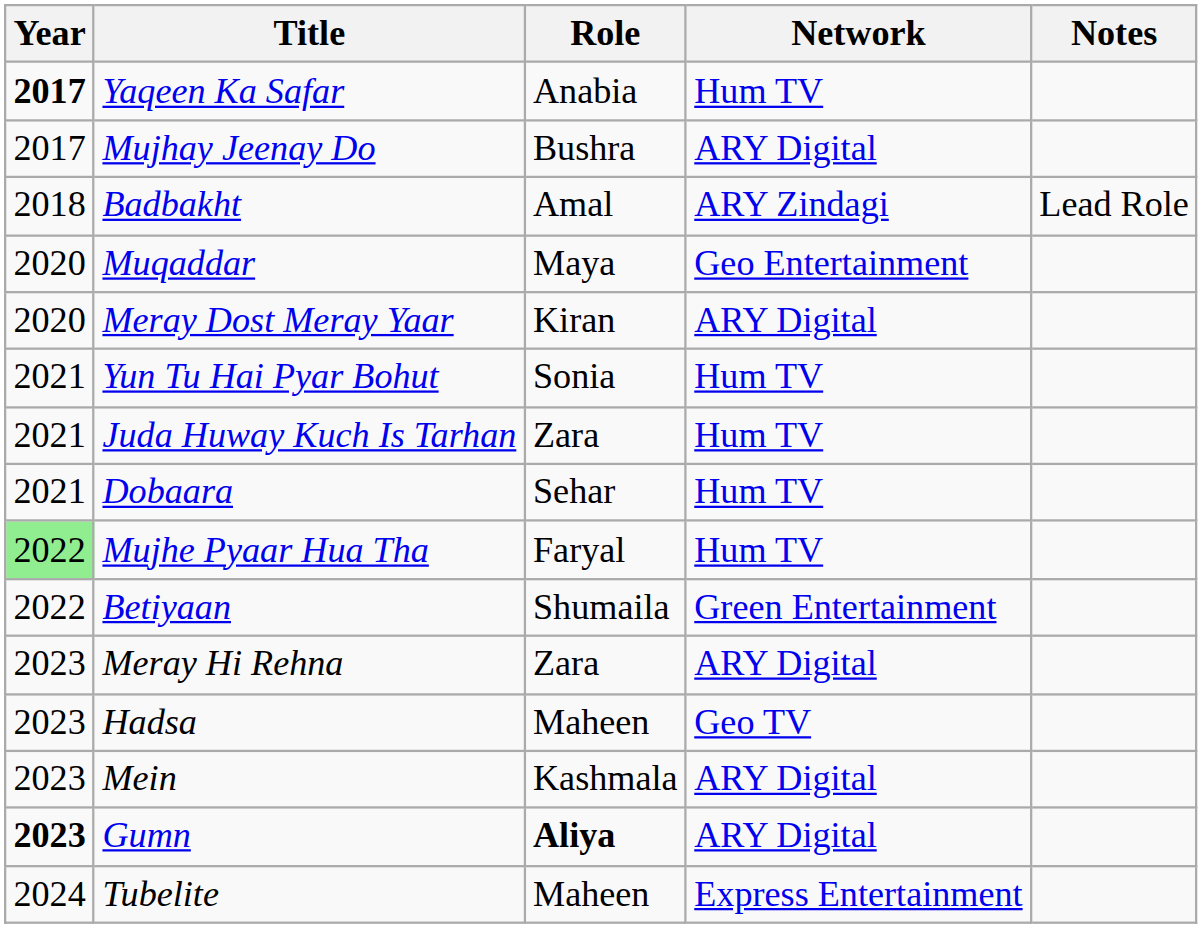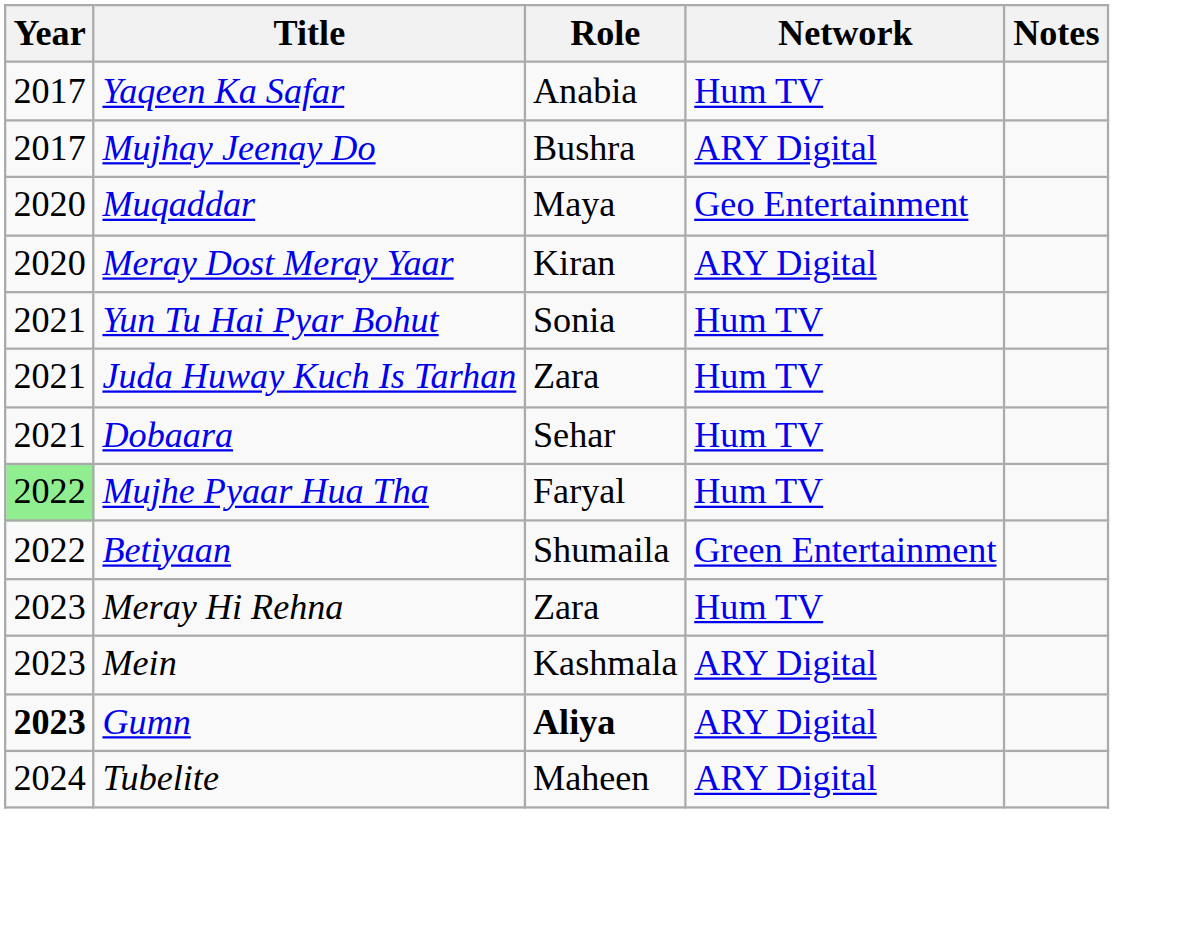(50, 90) bold -> (50, 90) normal
- row: (172, 205)
(786, 663) ARY Digital -> (759, 606) Hum TV
- row: (150, 721)
(858, 893) Express Entertainment -> (786, 778) ARY Digital
